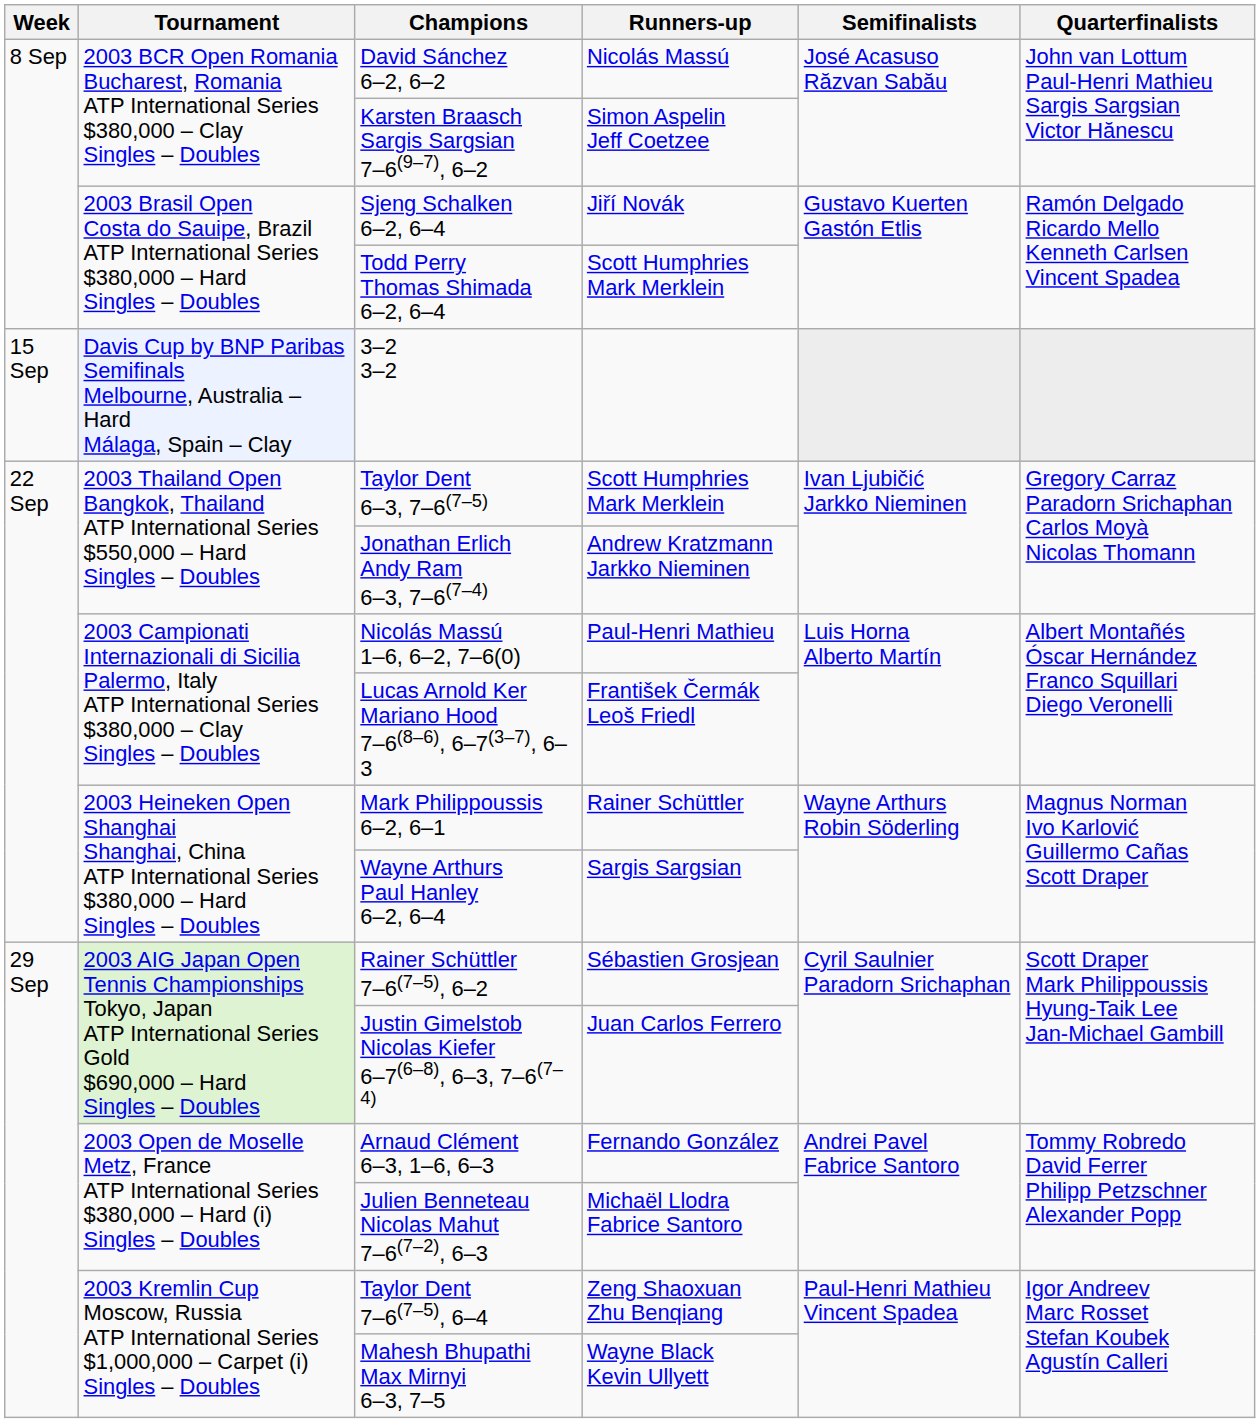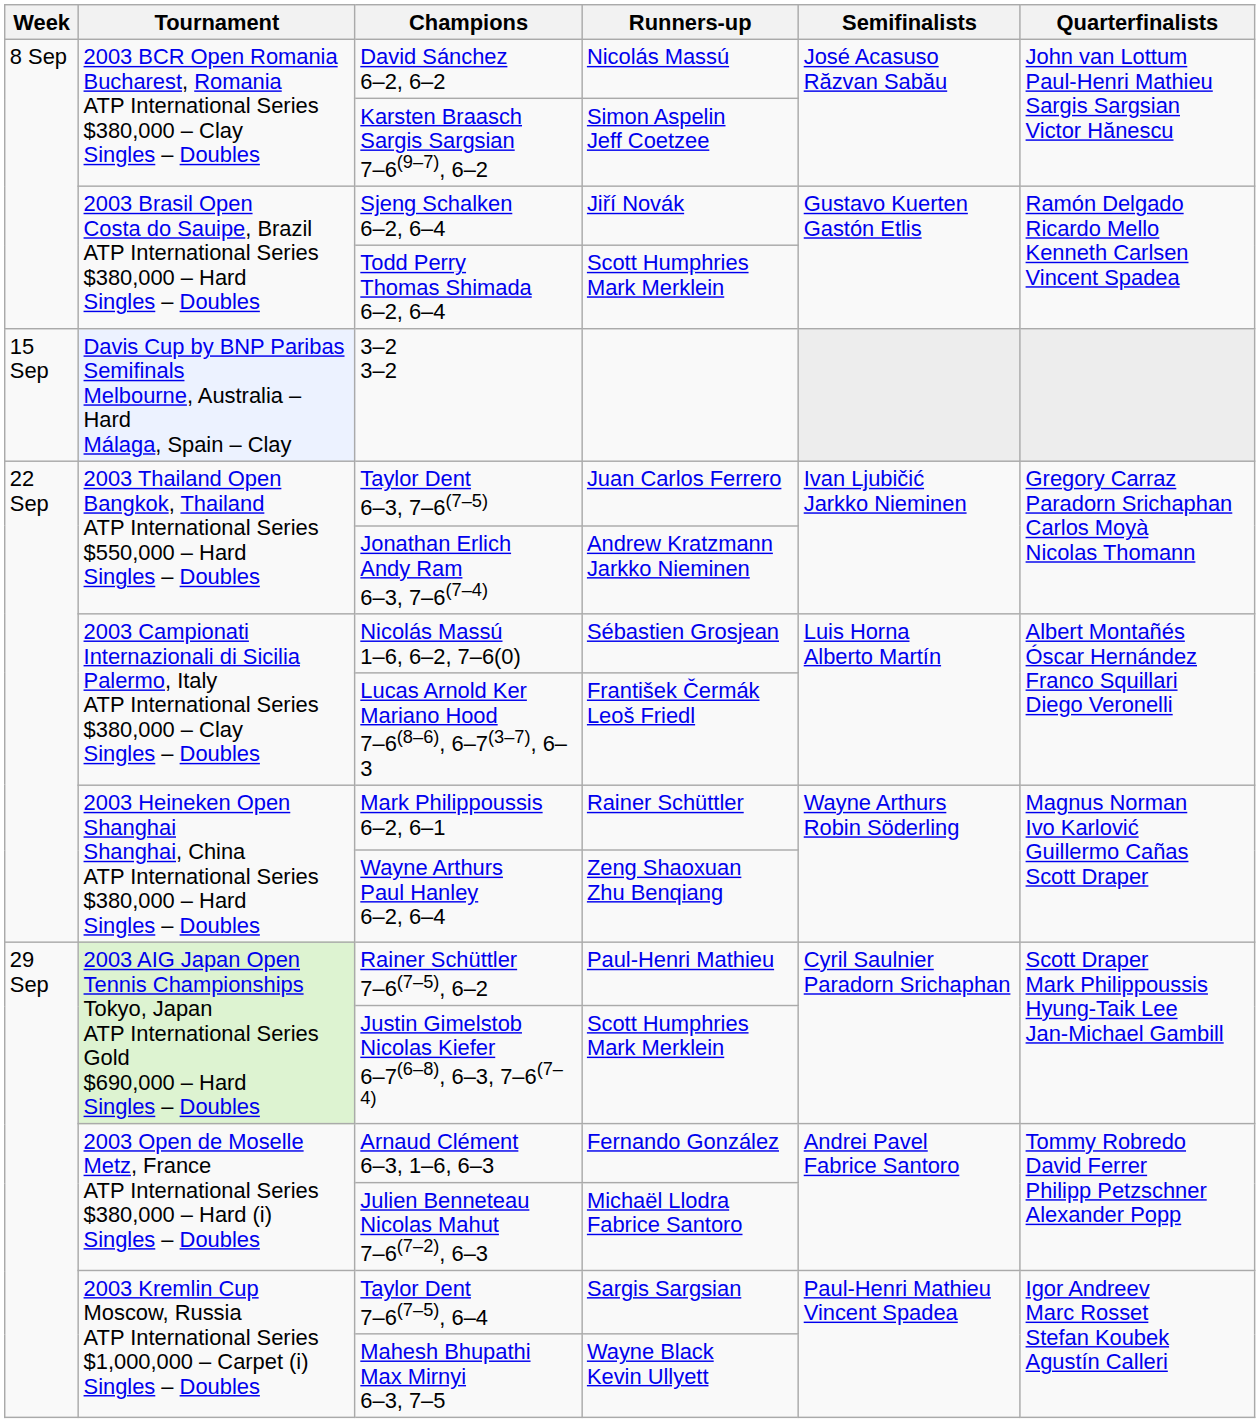(668, 492) Scott Humphries Mark Merklein -> (684, 479) Juan Carlos Ferrero
(681, 631) Paul-Henri Mathieu -> (683, 631) Sébastien Grosjean
(664, 868) Sargis Sargsian -> (664, 880) Zeng Shaoxuan Zhu Benqiang
(683, 960) Sébastien Grosjean -> (681, 960) Paul-Henri Mathieu
(684, 1023) Juan Carlos Ferrero -> (668, 1036) Scott Humphries Mark Merklein
(664, 1301) Zeng Shaoxuan Zhu Benqiang -> (664, 1288) Sargis Sargsian
